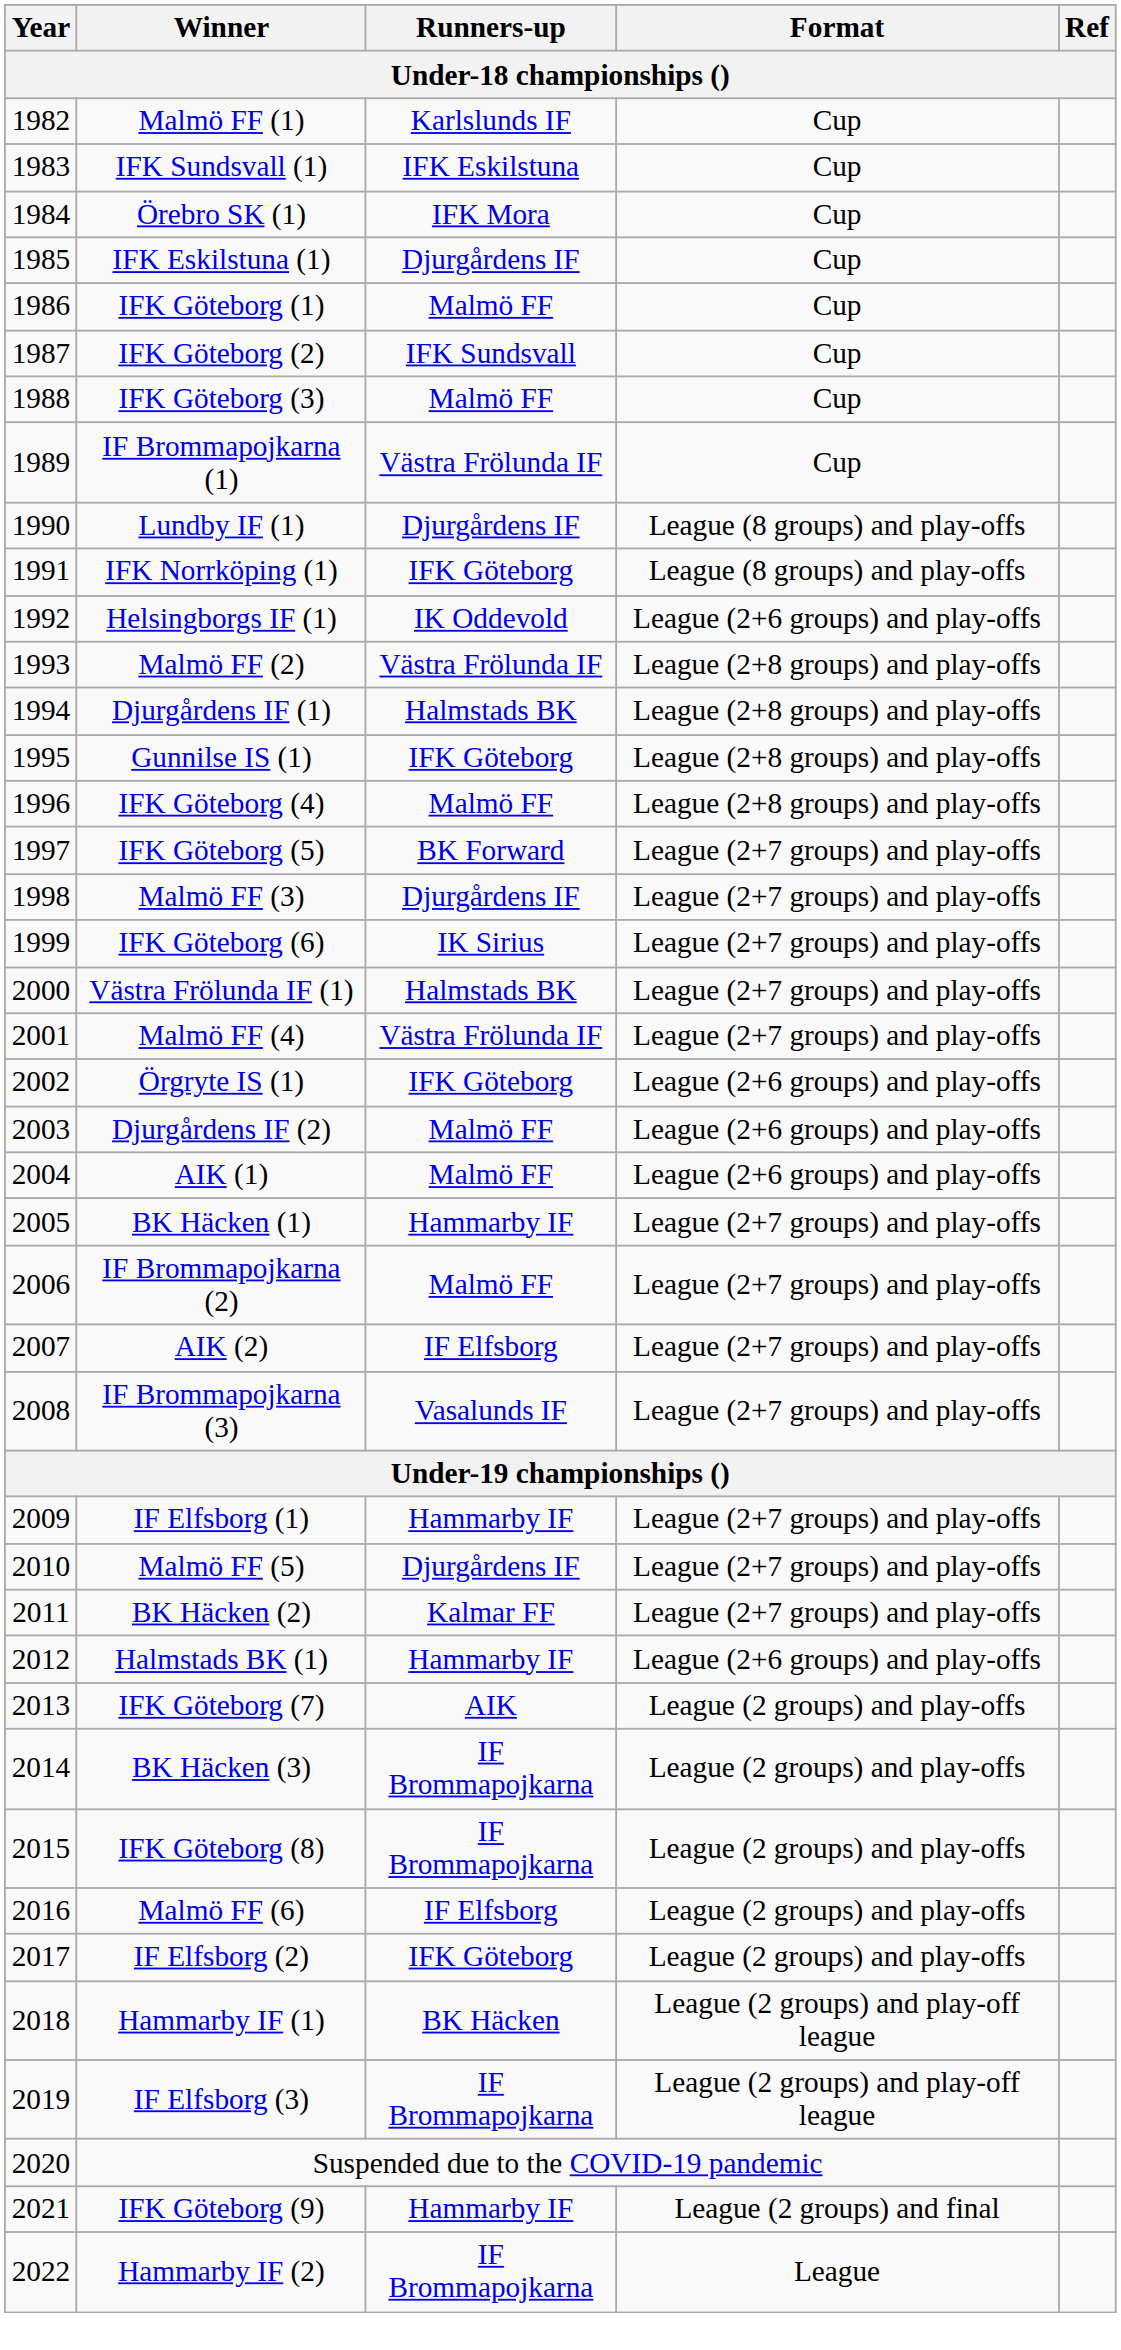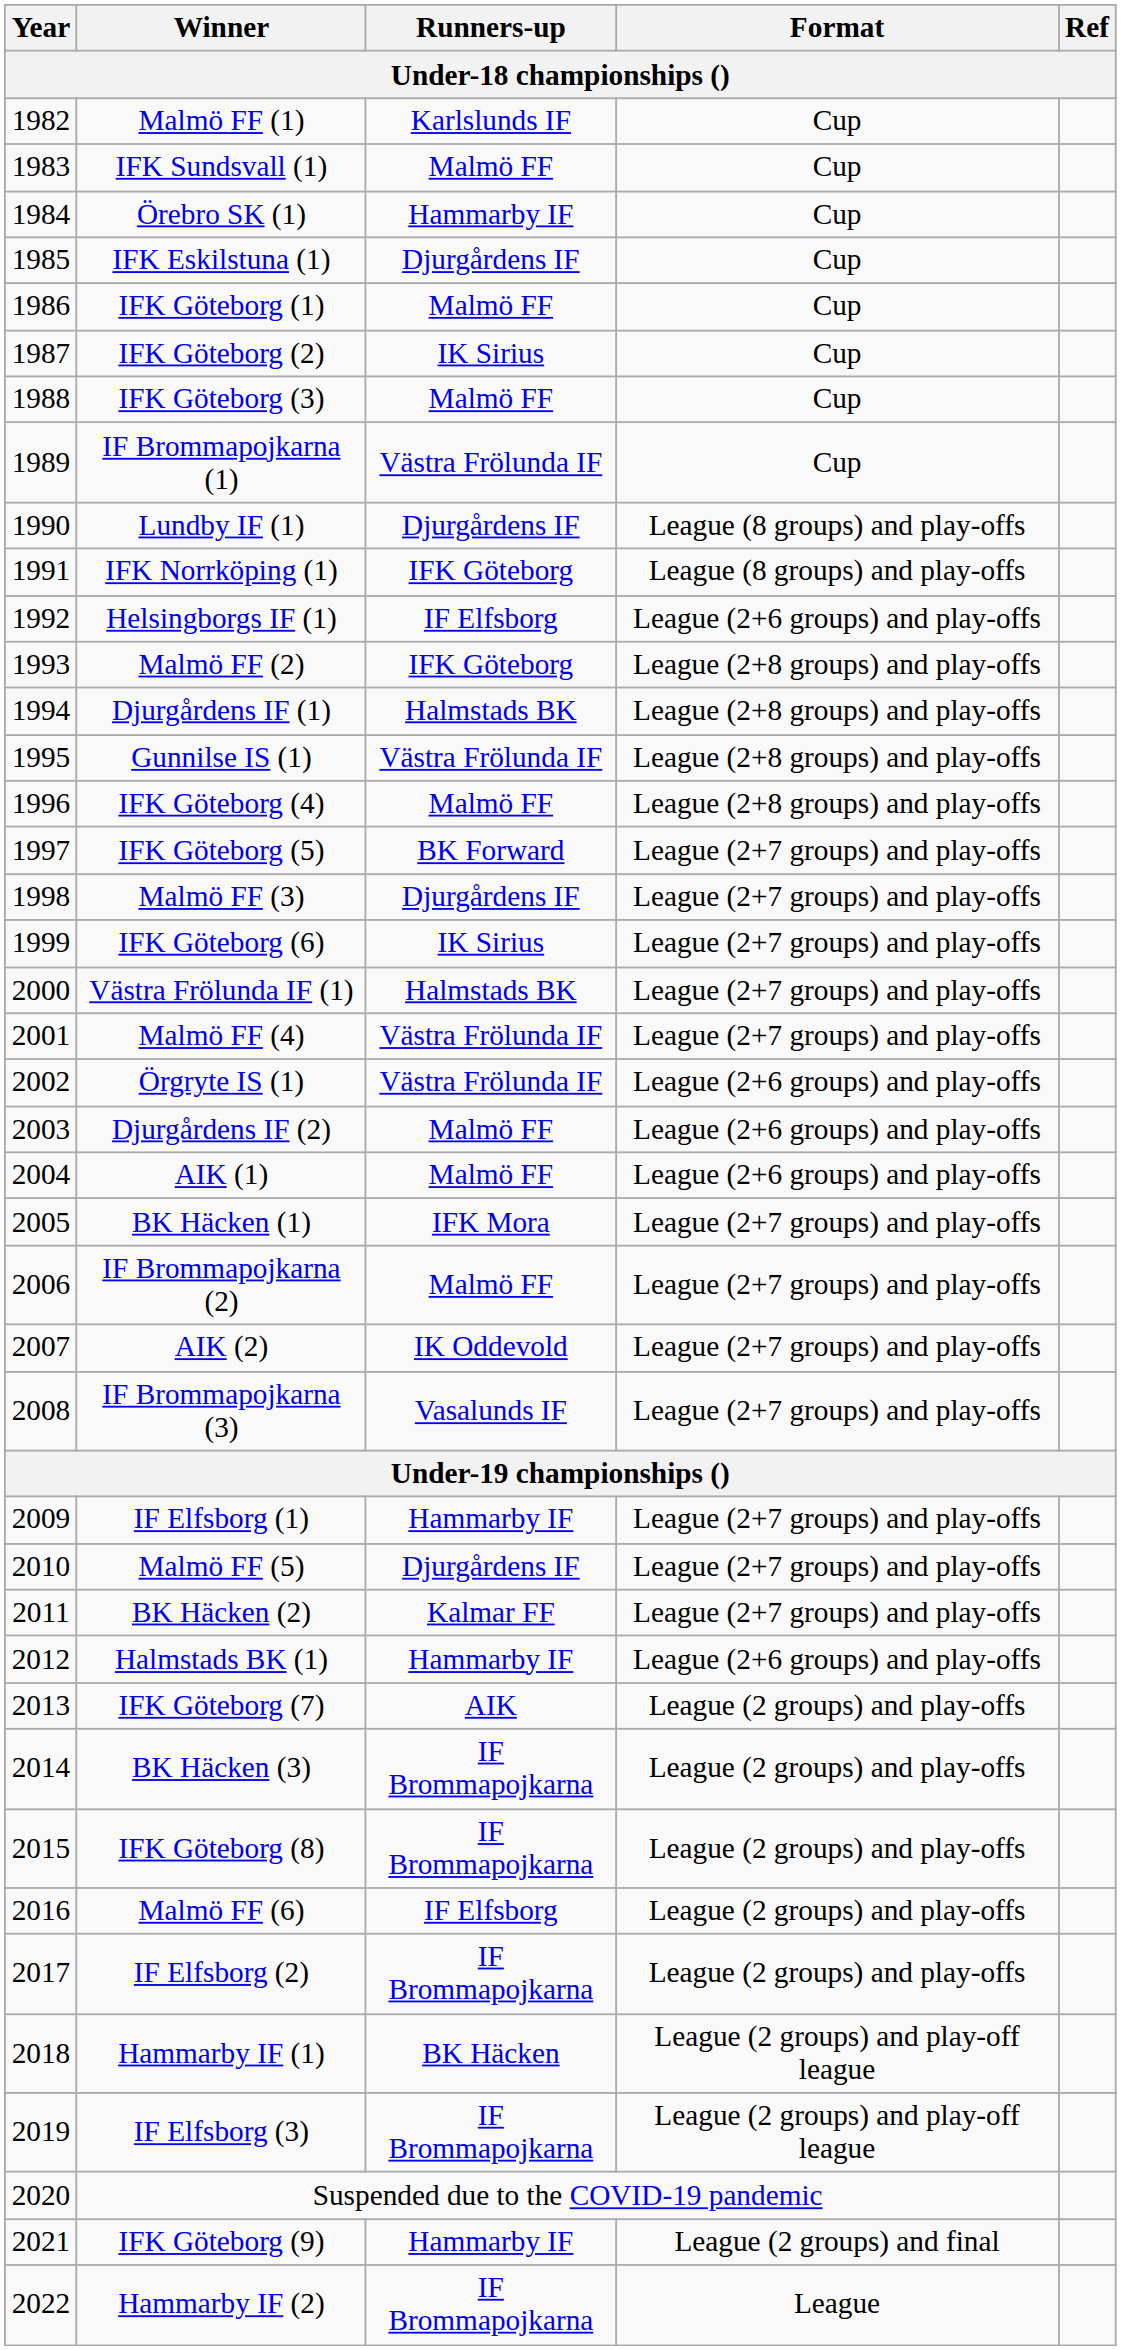(491, 167) IFK Eskilstuna -> (491, 167) Malmö FF
(491, 213) IFK Mora -> (491, 213) Hammarby IF
(491, 352) IFK Sundsvall -> (491, 352) IK Sirius
(491, 617) IK Oddevold -> (491, 617) IF Elfsborg
(491, 664) Västra Frölunda IF -> (491, 664) IFK Göteborg
(491, 757) IFK Göteborg -> (491, 757) Västra Frölunda IF
(491, 1082) IFK Göteborg -> (491, 1082) Västra Frölunda IF
(491, 1221) Hammarby IF -> (491, 1221) IFK Mora
(491, 1347) IF Elfsborg -> (491, 1347) IK Oddevold
(491, 1956) IFK Göteborg -> (491, 1973) IF Brommapojkarna
